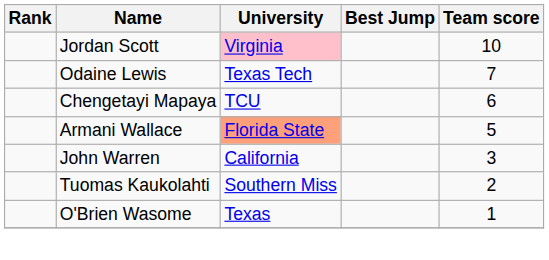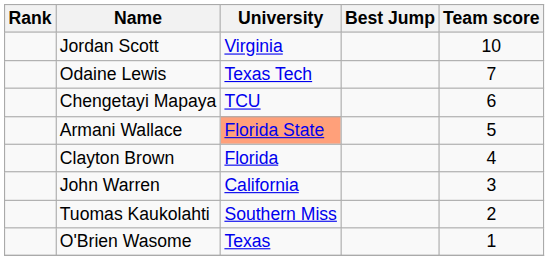(254, 46) pink background -> (254, 46) no background
+ row: (117, 158)
